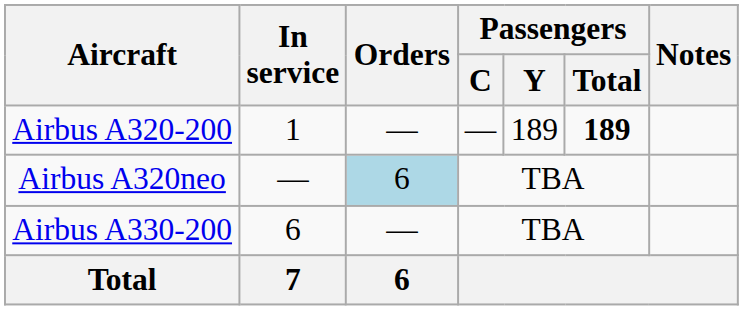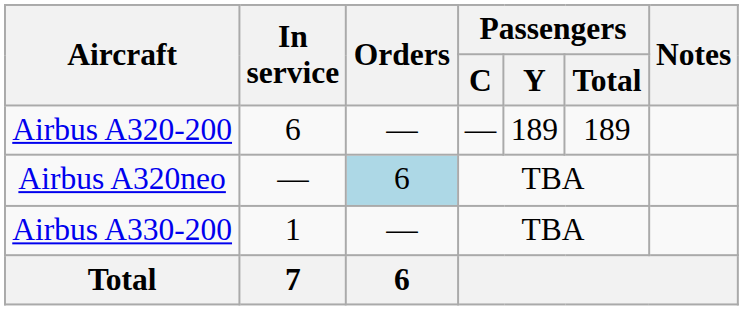(293, 129) 1 -> (293, 129) 6
(607, 129) bold -> (607, 129) normal
(293, 229) 6 -> (293, 229) 1
